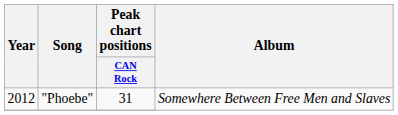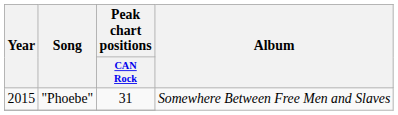(21, 98) 2012 -> (21, 98) 2015
